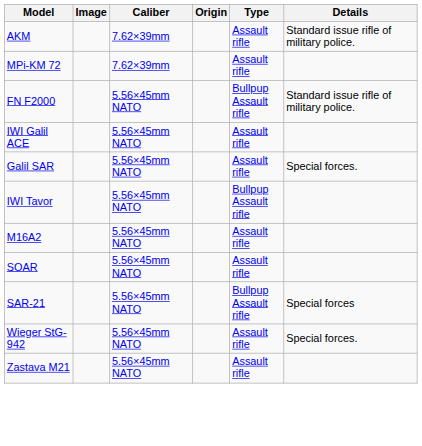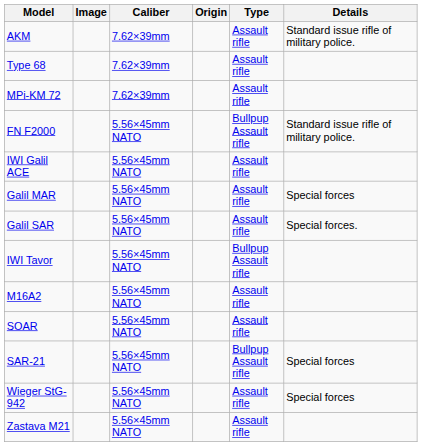+ row: (26, 65)
+ row: (31, 196)
(322, 338) Special forces. -> (320, 397) Special forces
